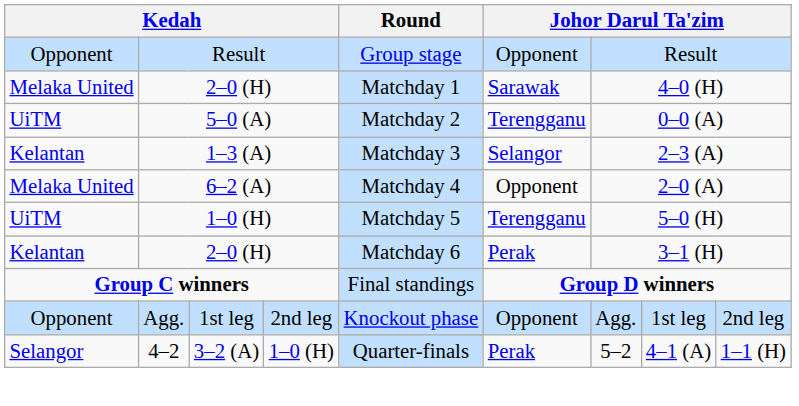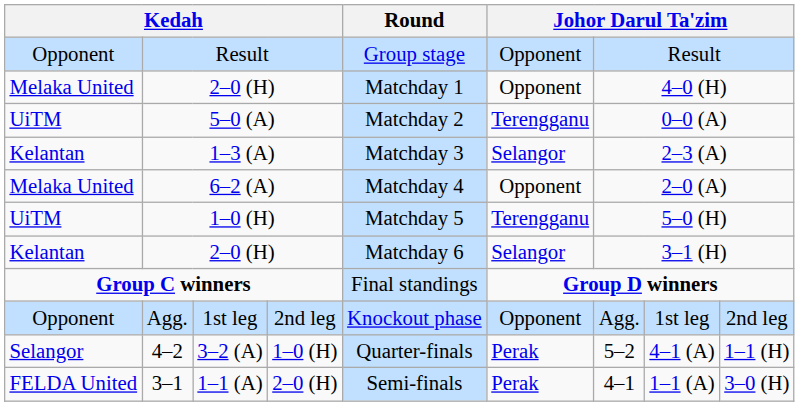(524, 86) Sarawak -> (540, 86) Opponent
(511, 251) Perak -> (528, 251) Selangor
+ row: (73, 383)
